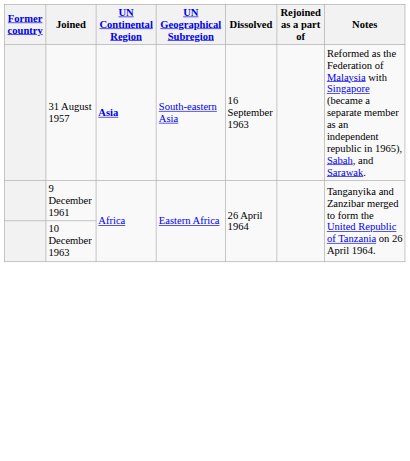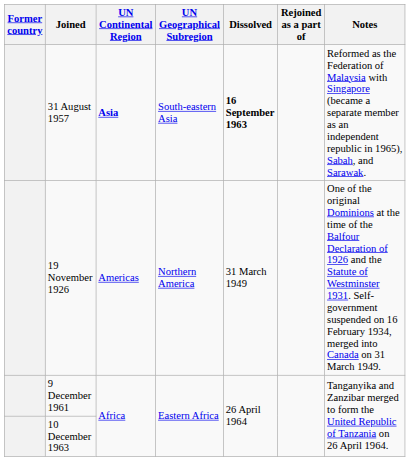(250, 112) normal -> (250, 112) bold
+ row: (70, 278)
